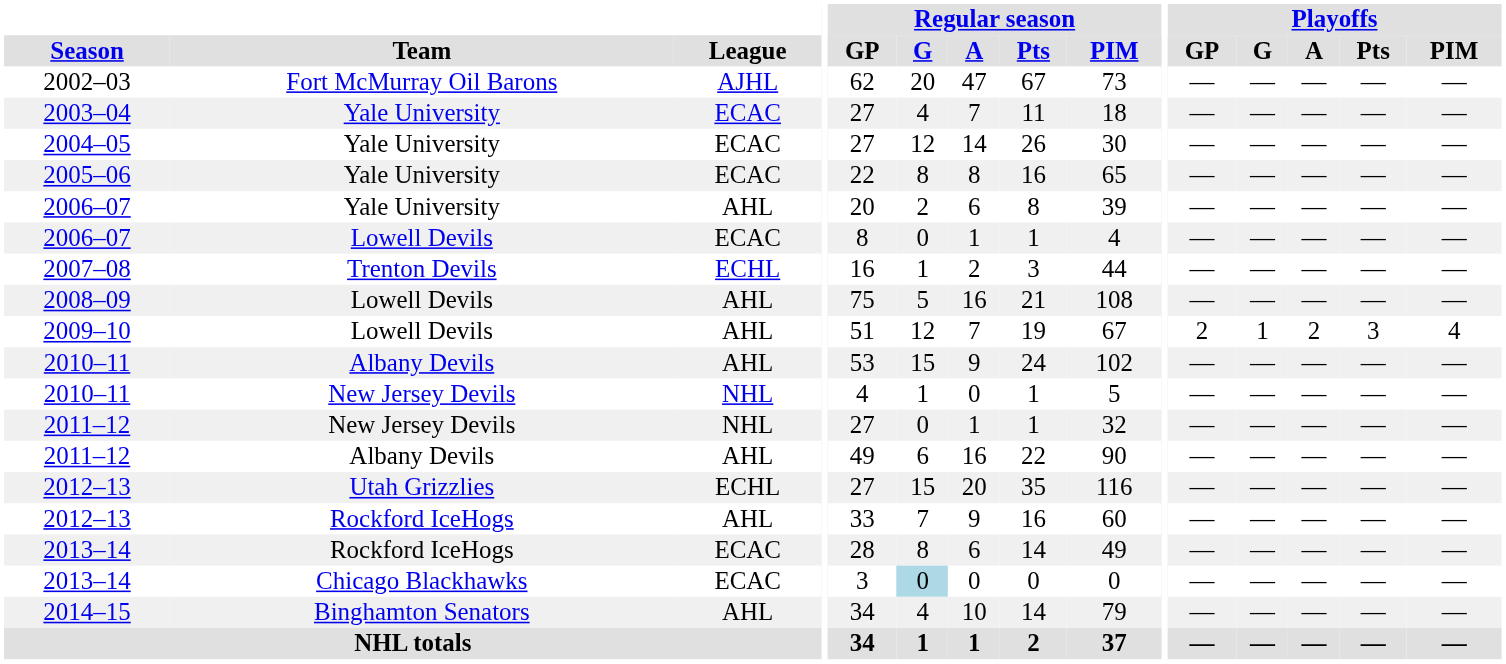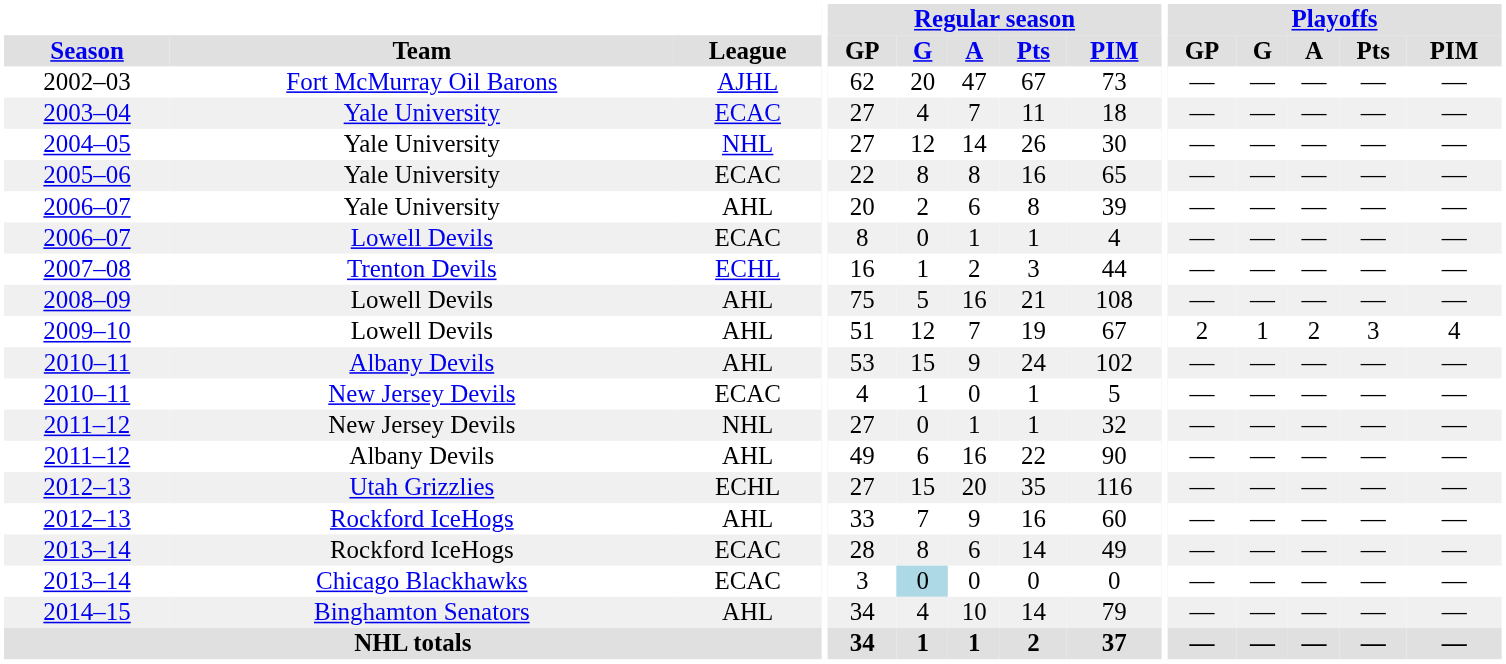(748, 144) ECAC -> (748, 144) NHL
(748, 393) NHL -> (748, 393) ECAC
